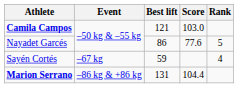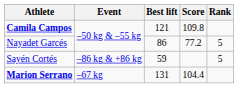(193, 28) 103.0 -> (193, 28) 109.8
(193, 44) 77.6 -> (193, 44) 77.2
(90, 59) –67 kg -> (109, 59) –86 kg & +86 kg
(220, 59) 4 -> (220, 59) 5
(109, 75) –86 kg & +86 kg -> (90, 75) –67 kg
